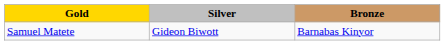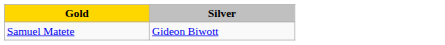- column: (367, 13)
